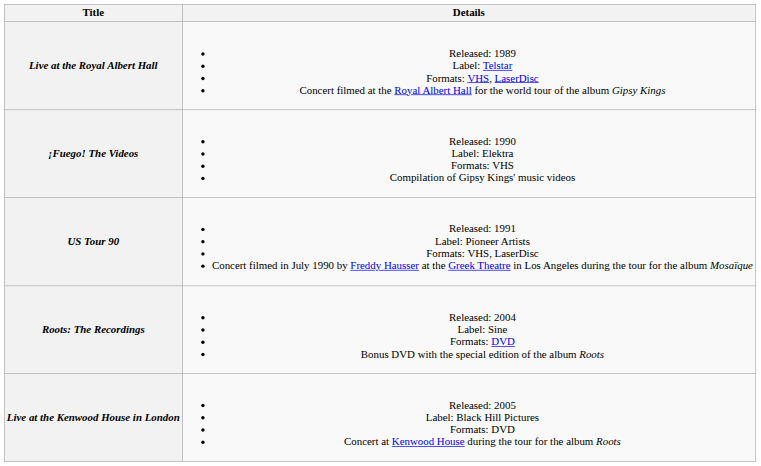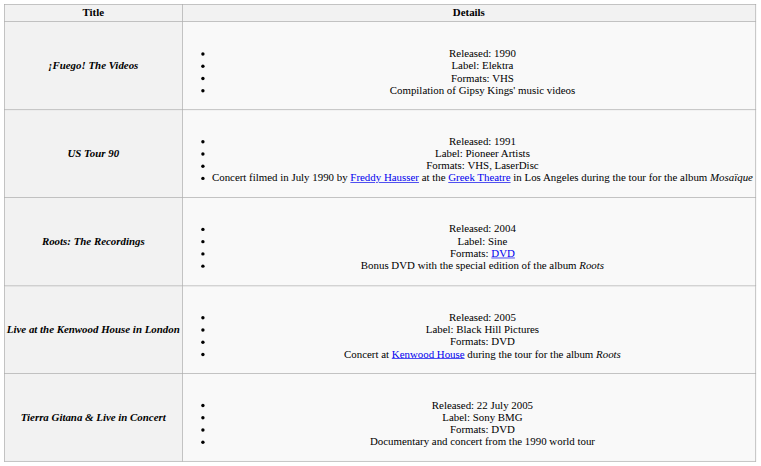- row: (93, 65)
+ row: (93, 417)
